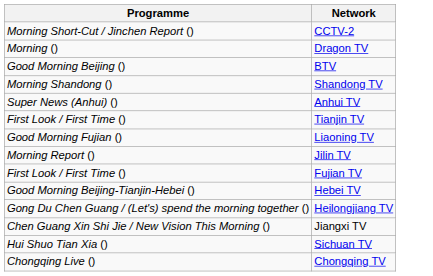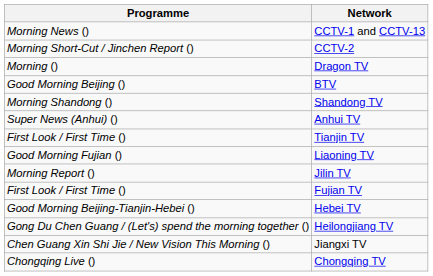+ row: (370, 31)
- row: (343, 244)
